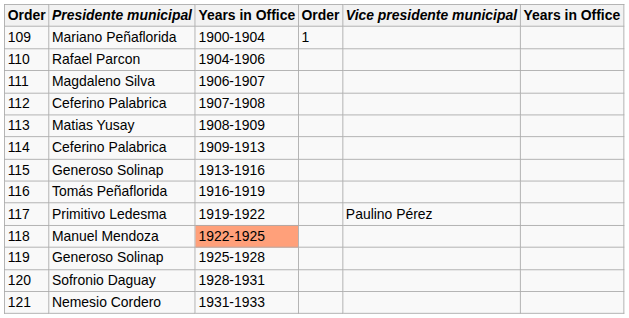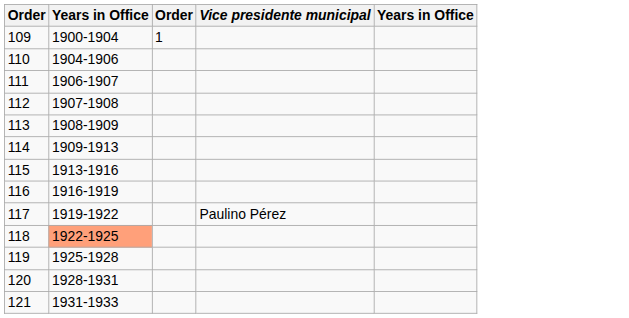- column: (122, 15)
